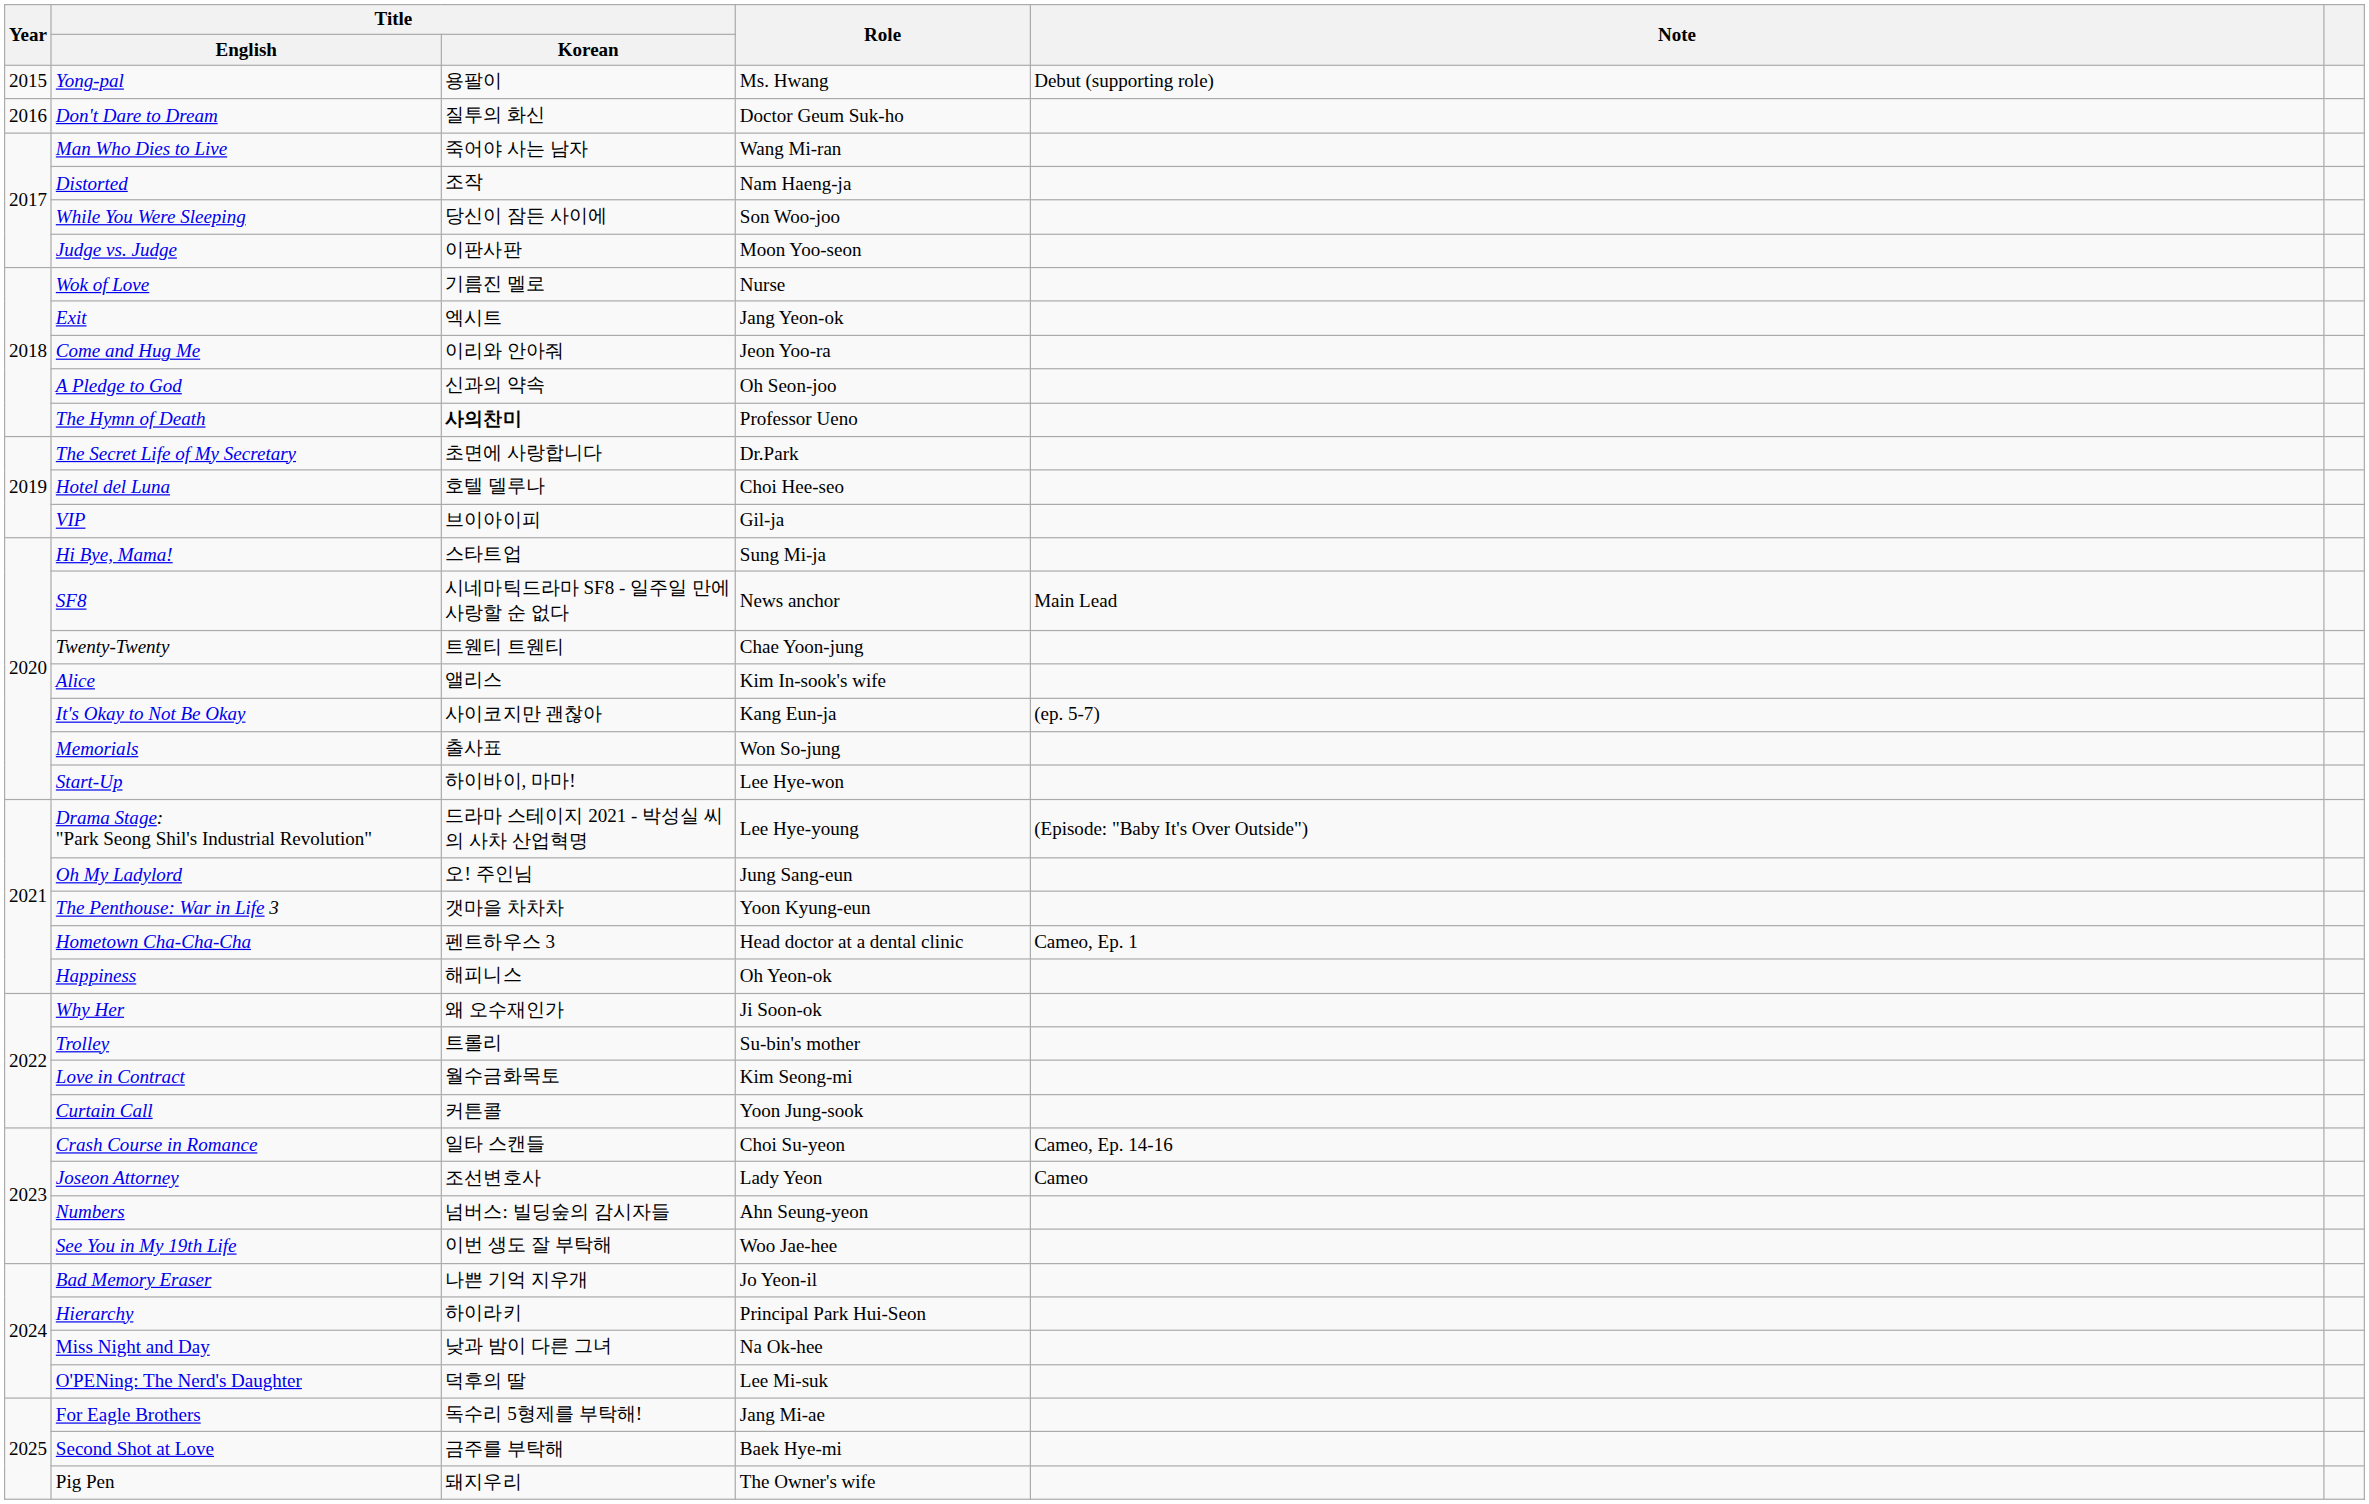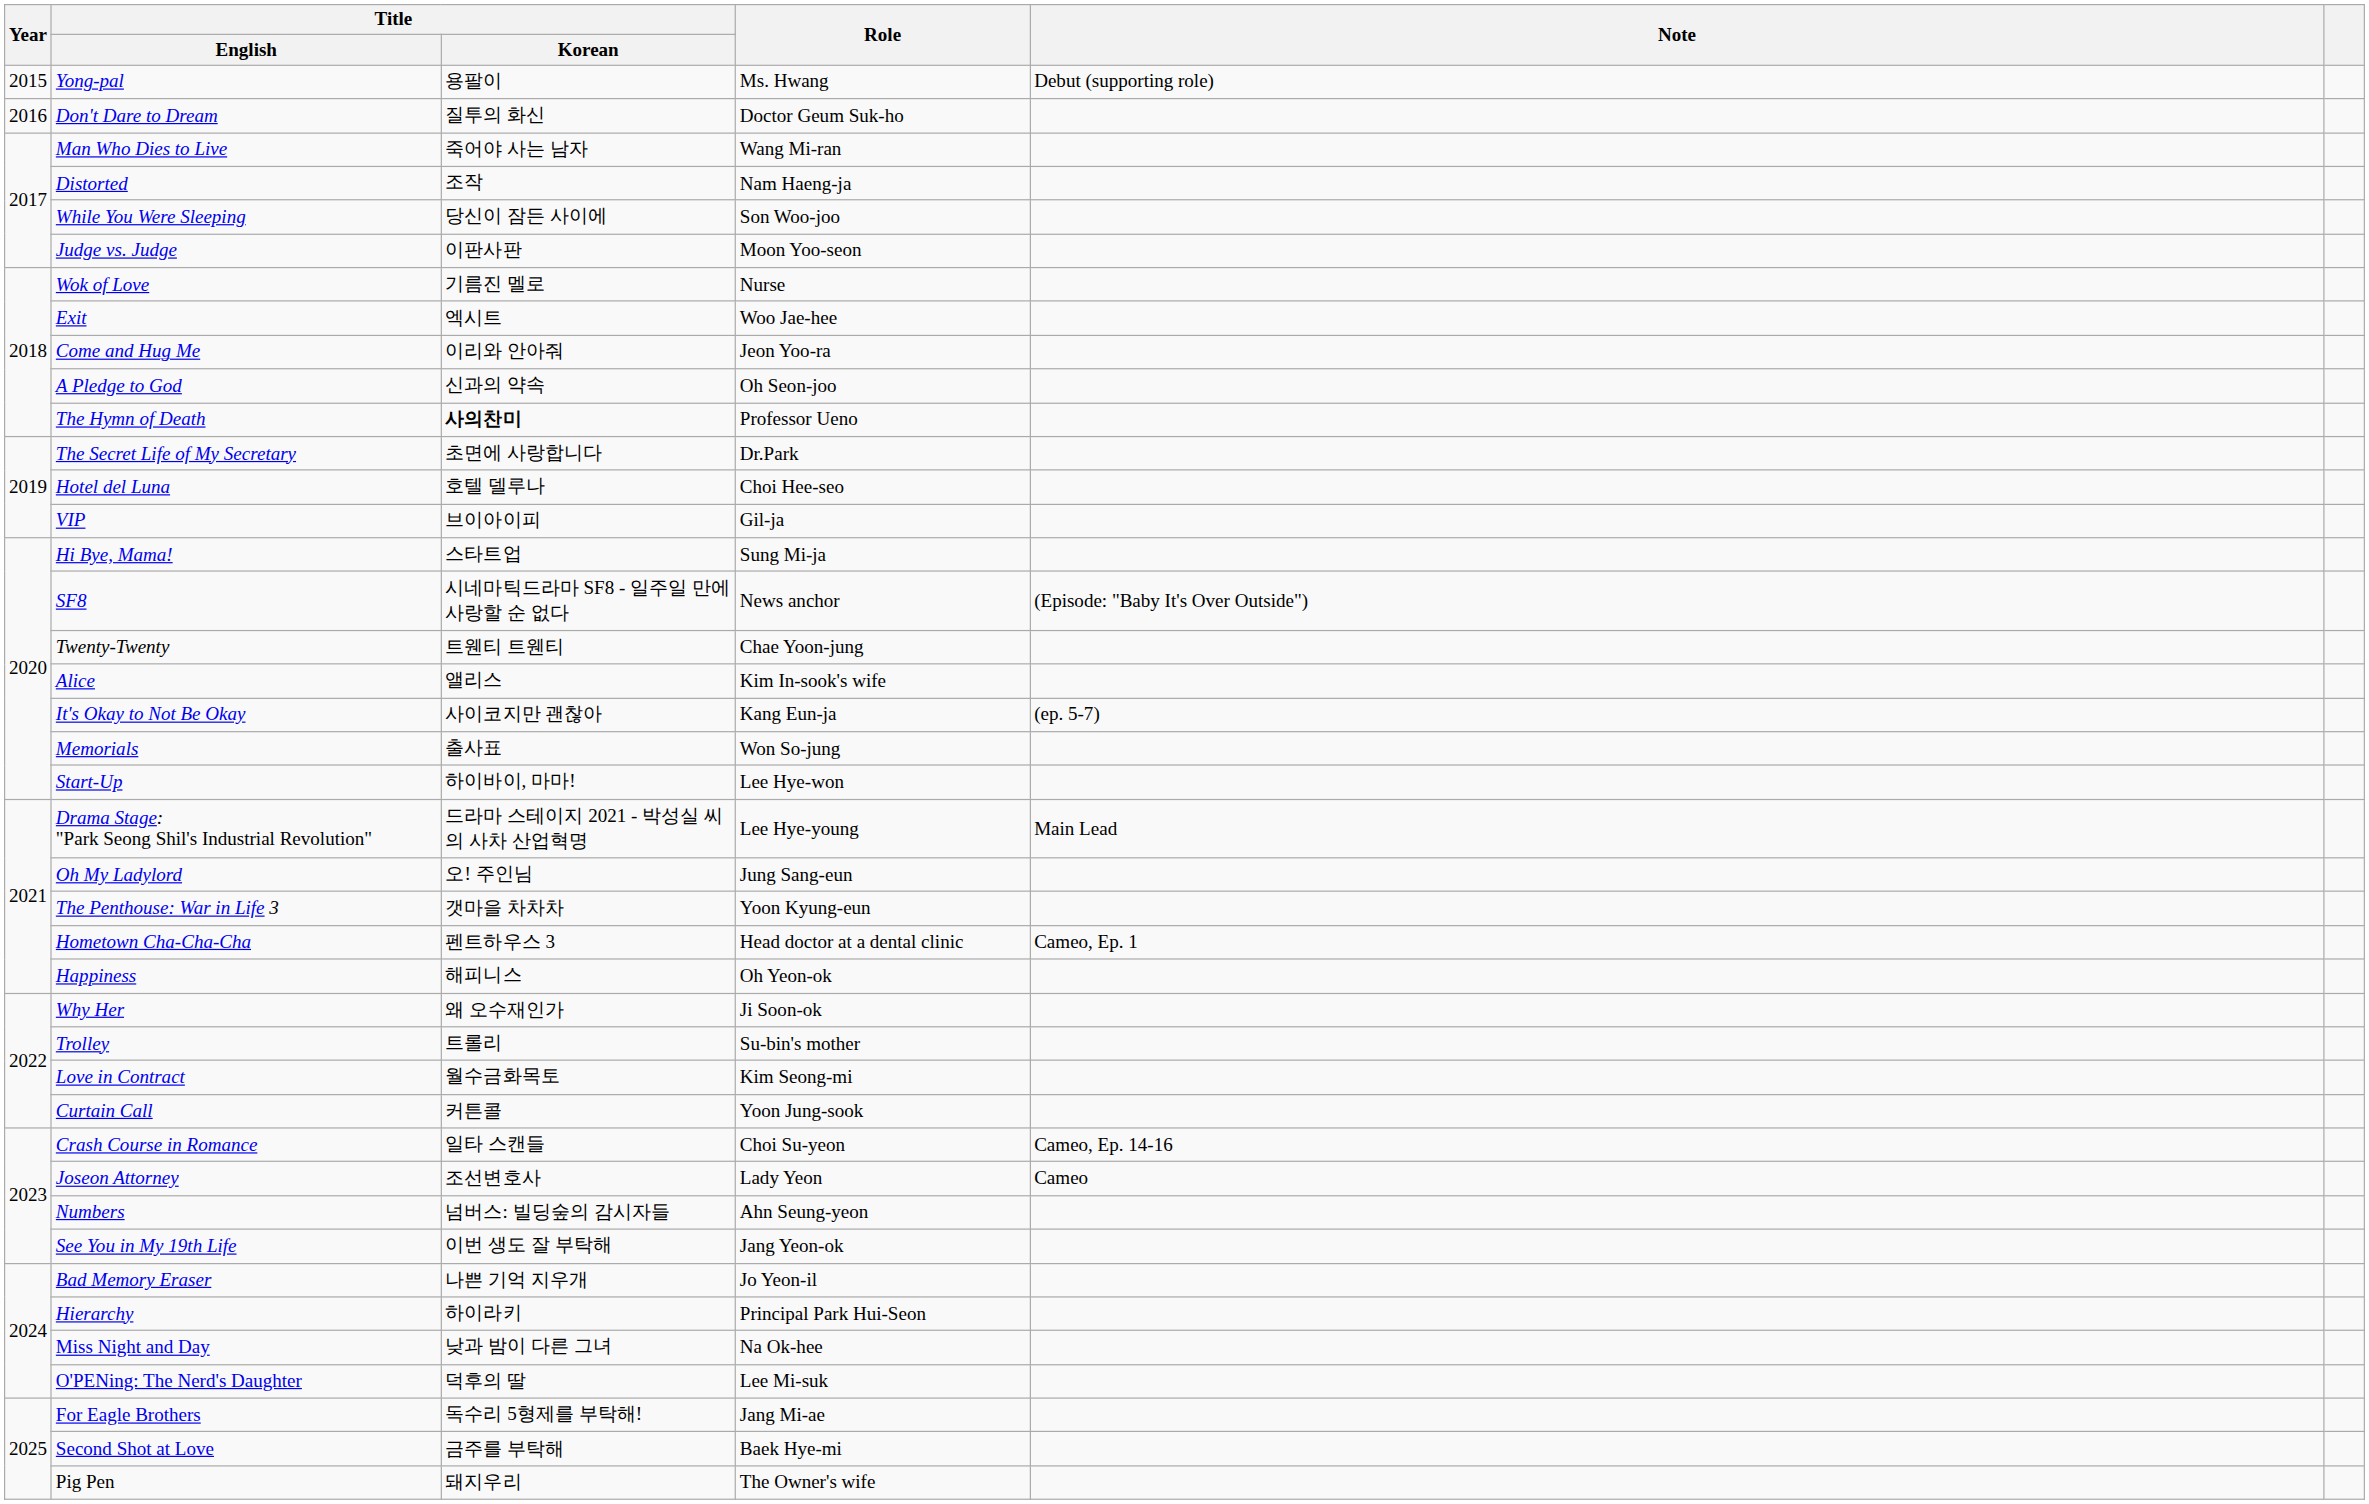(792, 318) Jang Yeon-ok -> (788, 318) Woo Jae-hee
(1076, 600) Main Lead -> (1171, 600) (Episode: "Baby It's Over Outside")
(1171, 828) (Episode: "Baby It's Over Outside") -> (1076, 828) Main Lead
(788, 1246) Woo Jae-hee -> (792, 1246) Jang Yeon-ok
